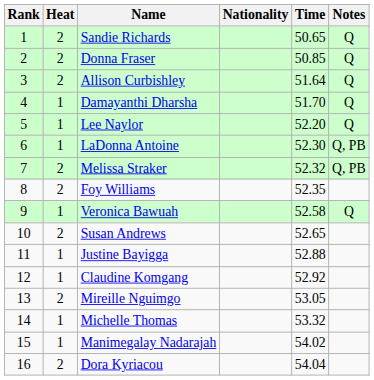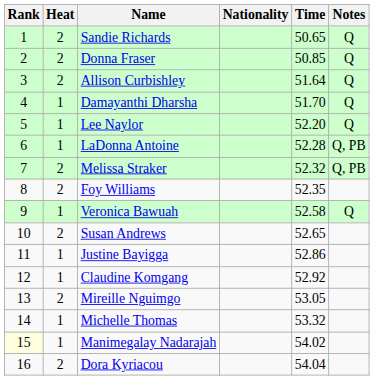(310, 146) 52.30 -> (310, 146) 52.28
(310, 255) 52.88 -> (310, 255) 52.86
(24, 342) no background -> (24, 342) lightyellow background
